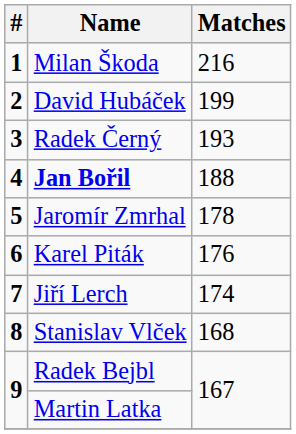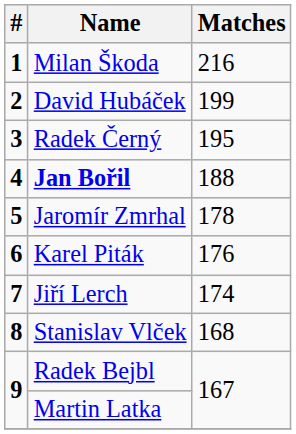(216, 139) 193 -> (216, 139) 195
